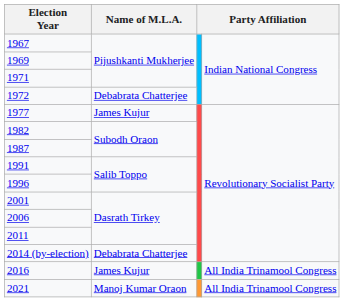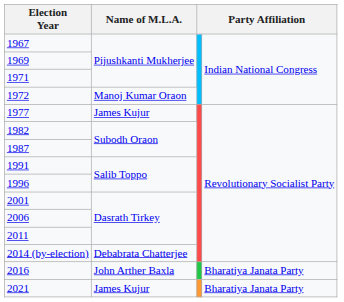(141, 95) Debabrata Chatterjee -> (140, 95) Manoj Kumar Oraon
(122, 270) James Kujur -> (134, 270) John Arther Baxla
(270, 270) All India Trinamool Congress -> (254, 270) Bharatiya Janata Party
(140, 288) Manoj Kumar Oraon -> (122, 288) James Kujur
(270, 288) All India Trinamool Congress -> (254, 288) Bharatiya Janata Party
